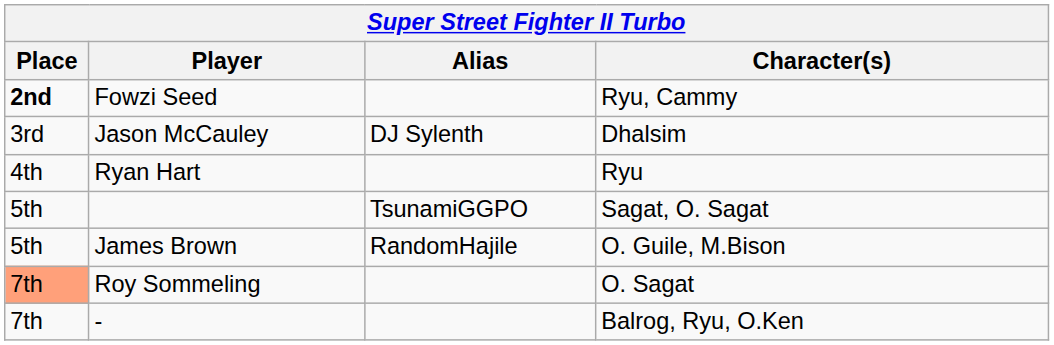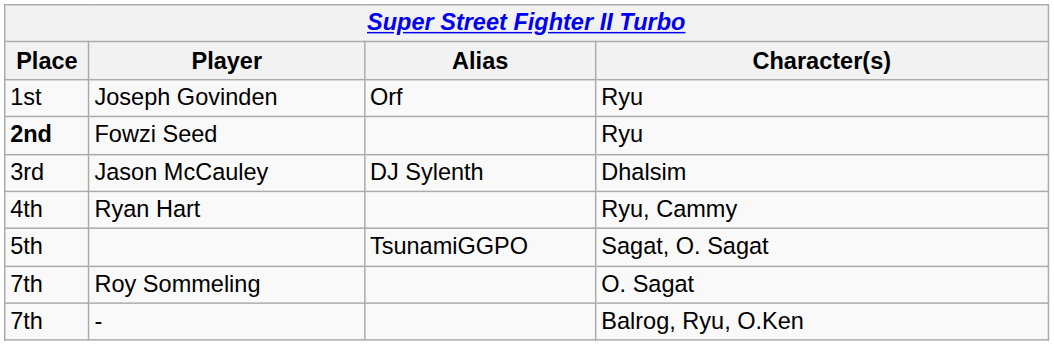+ row: (186, 97)
(669, 97) Ryu, Cammy -> (622, 135) Ryu
(622, 172) Ryu -> (669, 209) Ryu, Cammy
- row: (166, 246)
(27, 284) lightsalmon background -> (27, 284) no background
